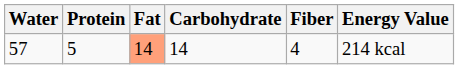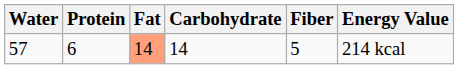(72, 48) 5 -> (72, 48) 6
(295, 48) 4 -> (295, 48) 5
